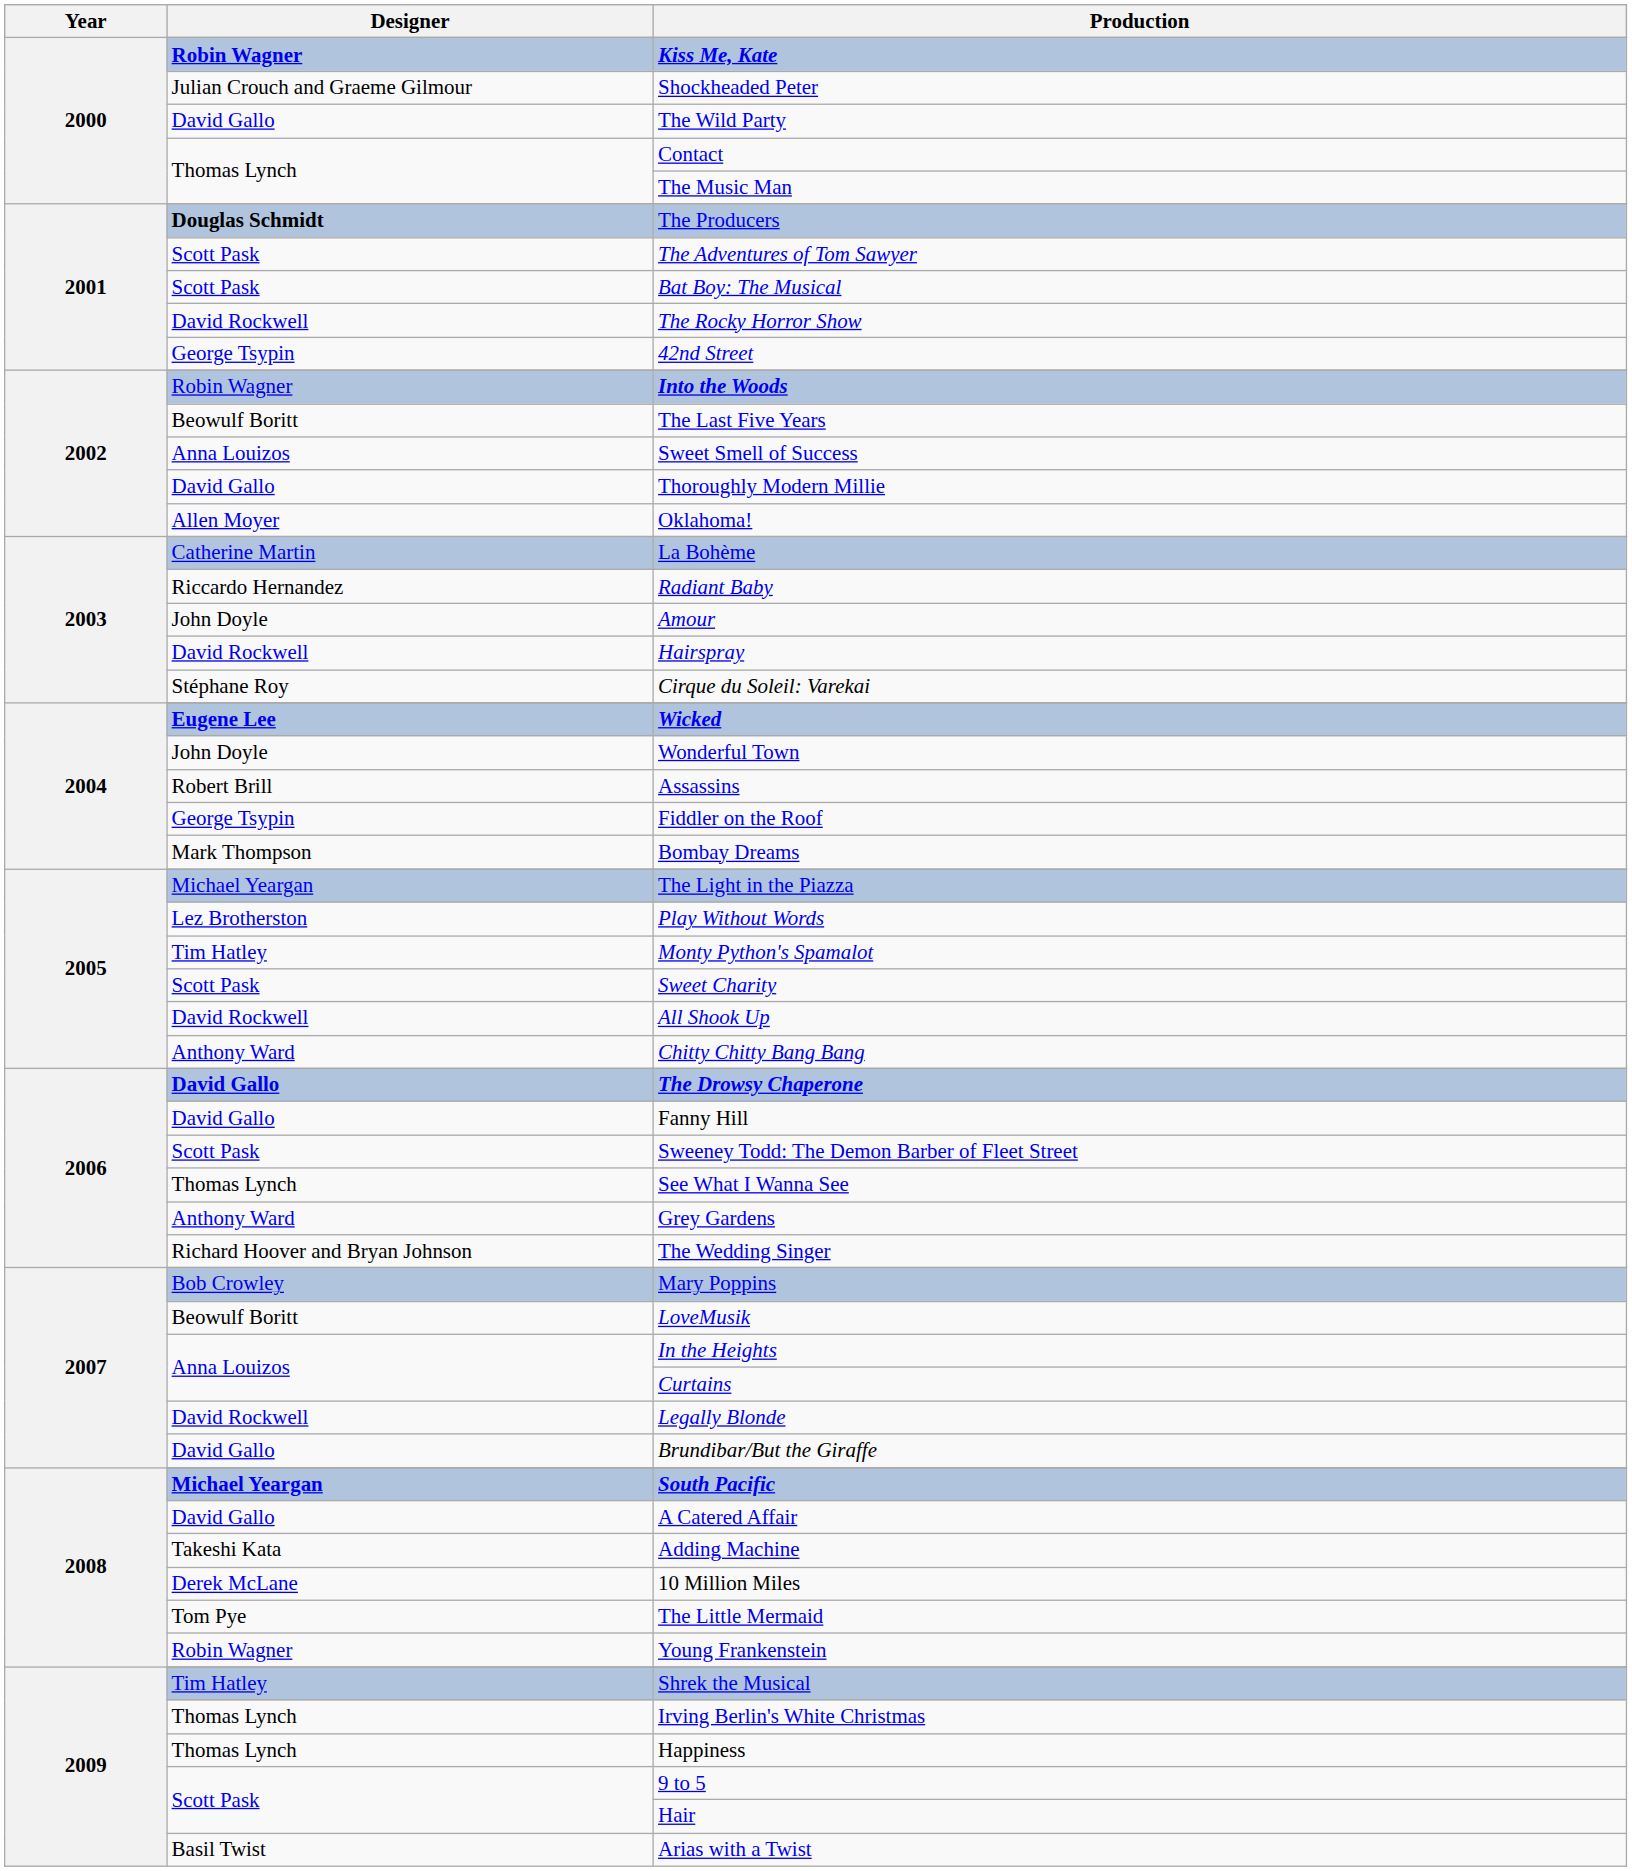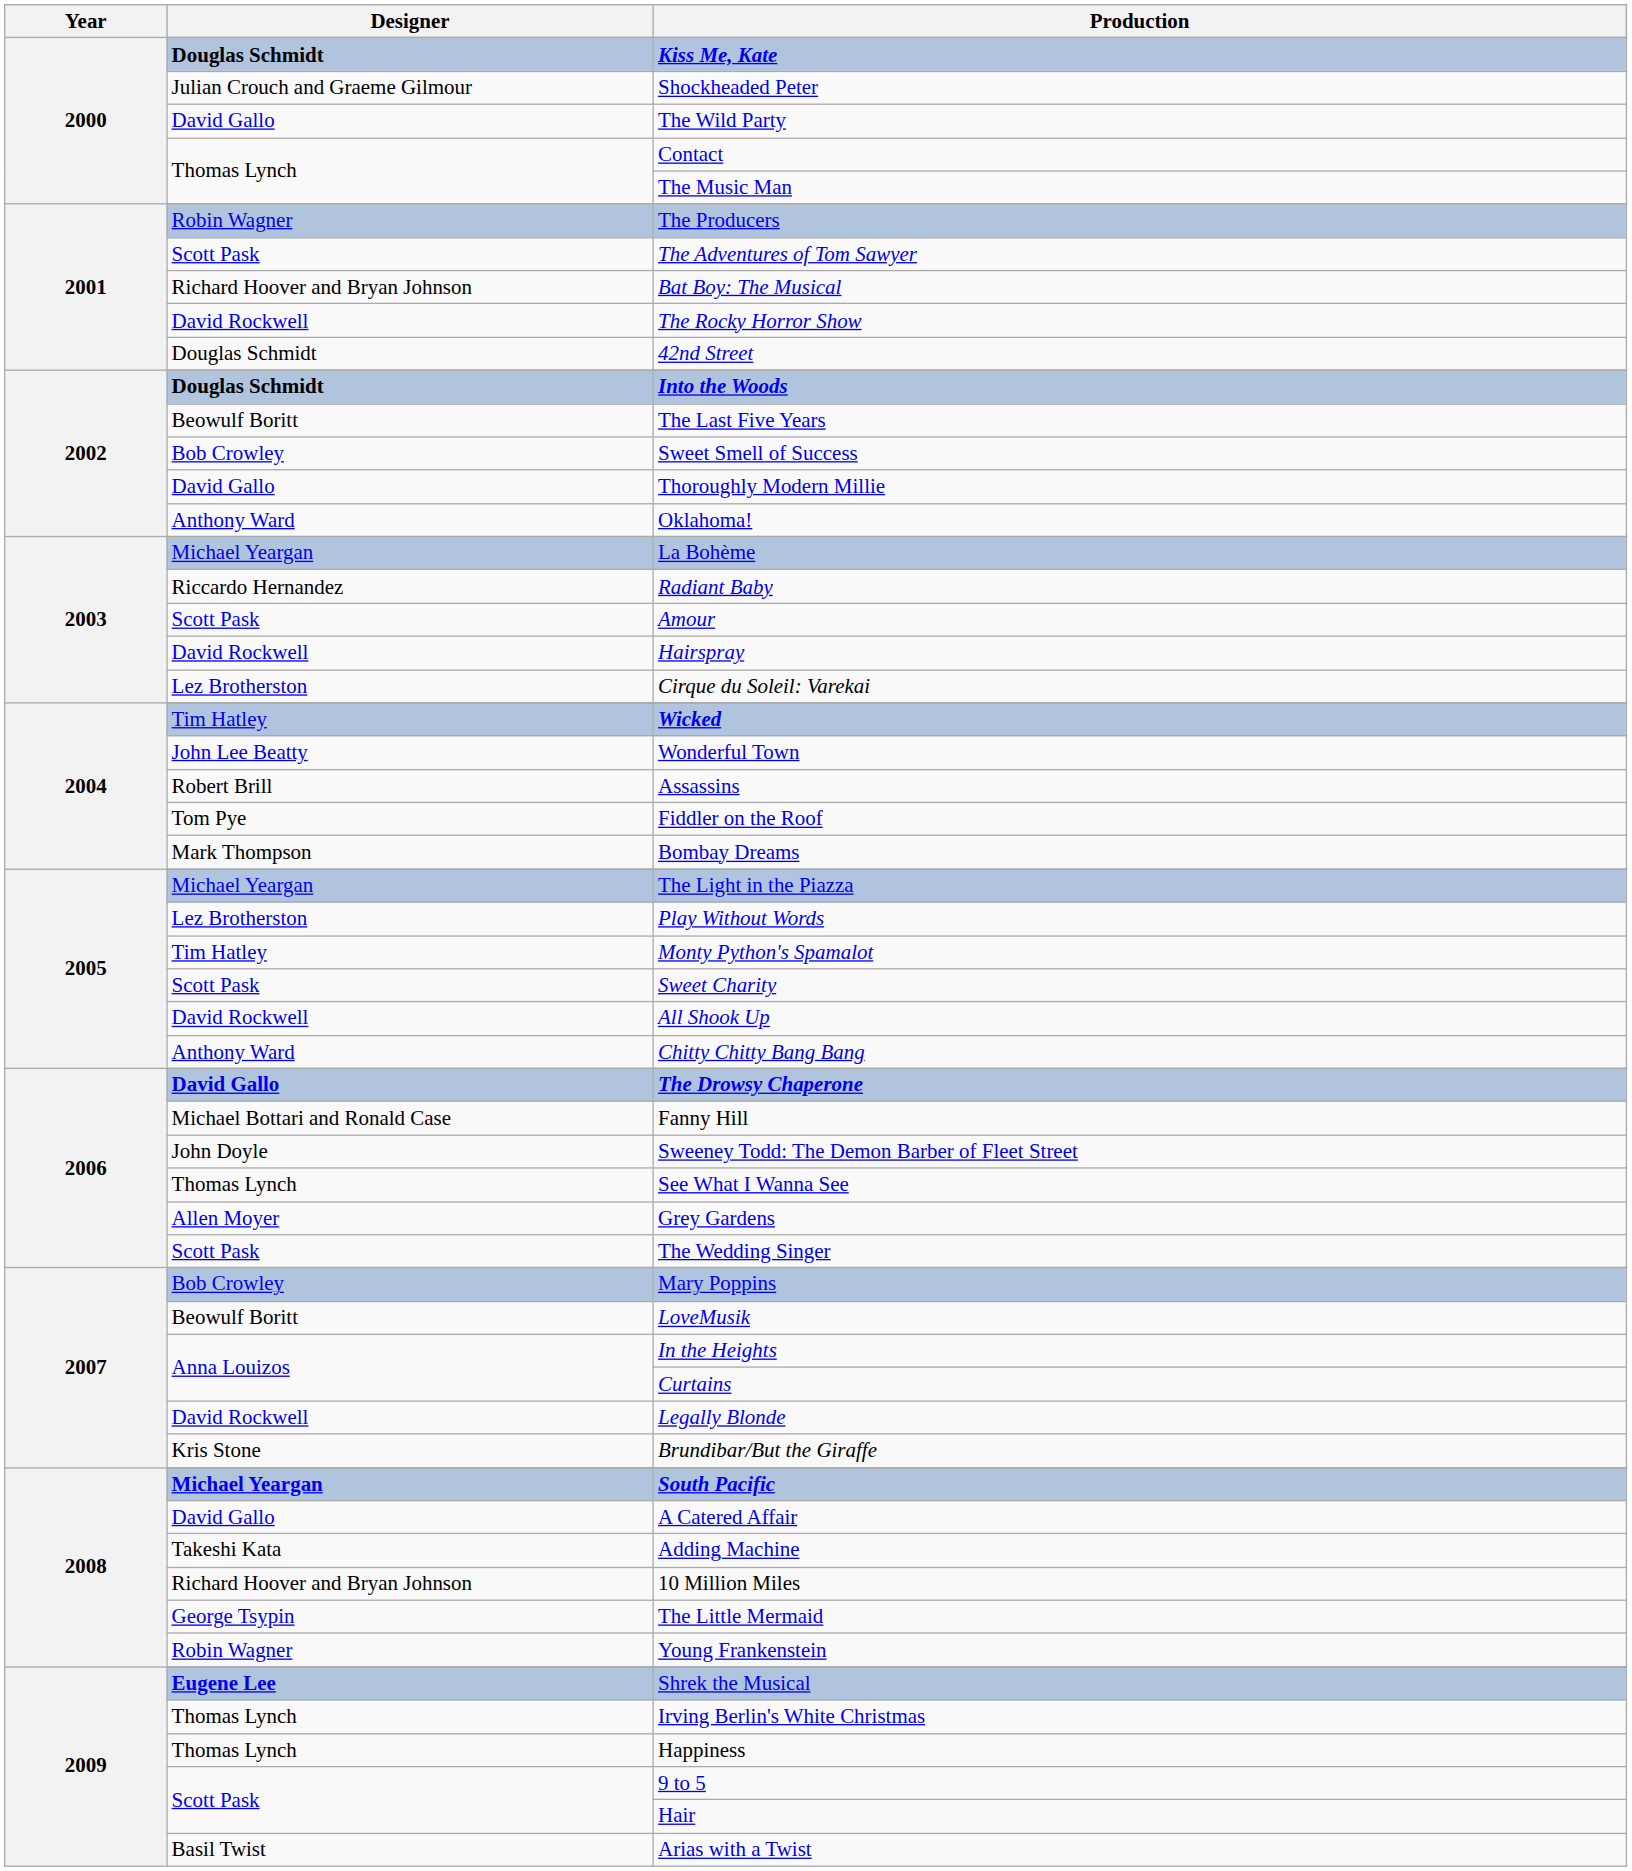(237, 54) Robin Wagner -> (248, 54) Douglas Schmidt
(248, 220) Douglas Schmidt -> (232, 220) Robin Wagner
(216, 287) Scott Pask -> (322, 287) Richard Hoover and Bryan Johnson
(233, 353) George Tsypin -> (244, 353) Douglas Schmidt
(232, 386) Robin Wagner -> (248, 386) Douglas Schmidt
(231, 453) Anna Louizos -> (228, 453) Bob Crowley
(225, 519) Allen Moyer -> (233, 519) Anthony Ward
(244, 552) Catherine Martin -> (242, 552) Michael Yeargan
(220, 619) John Doyle -> (216, 619) Scott Pask
(230, 685) Stéphane Roy -> (239, 685) Lez Brotherston
(224, 719) Eugene Lee -> (219, 719) Tim Hatley
(220, 752) John Doyle -> (240, 752) John Lee Beatty
(233, 818) George Tsypin -> (209, 818) Tom Pye
(223, 1118) David Gallo -> (311, 1118) Michael Bottari and Ronald Case
(216, 1151) Scott Pask -> (220, 1151) John Doyle
(233, 1217) Anthony Ward -> (225, 1217) Allen Moyer
(322, 1251) Richard Hoover and Bryan Johnson -> (216, 1251) Scott Pask
(223, 1450) David Gallo -> (216, 1450) Kris Stone
(235, 1583) Derek McLane -> (322, 1583) Richard Hoover and Bryan Johnson
(209, 1616) Tom Pye -> (233, 1616) George Tsypin
(219, 1683) Tim Hatley -> (224, 1683) Eugene Lee
